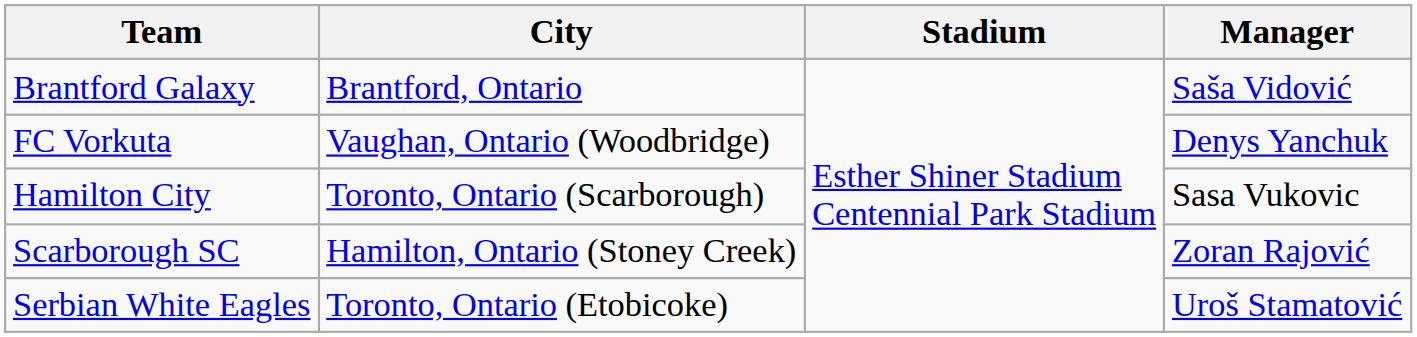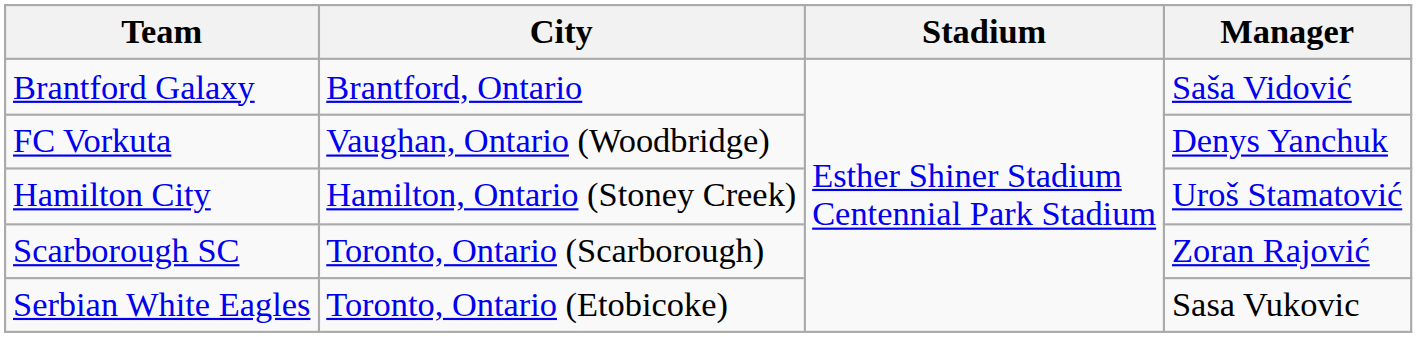(545, 195) Toronto, Ontario (Scarborough) -> (561, 195) Hamilton, Ontario (Stoney Creek)
(1266, 195) Sasa Vukovic -> (1287, 195) Uroš Stamatović
(561, 250) Hamilton, Ontario (Stoney Creek) -> (545, 250) Toronto, Ontario (Scarborough)
(1287, 304) Uroš Stamatović -> (1266, 304) Sasa Vukovic
